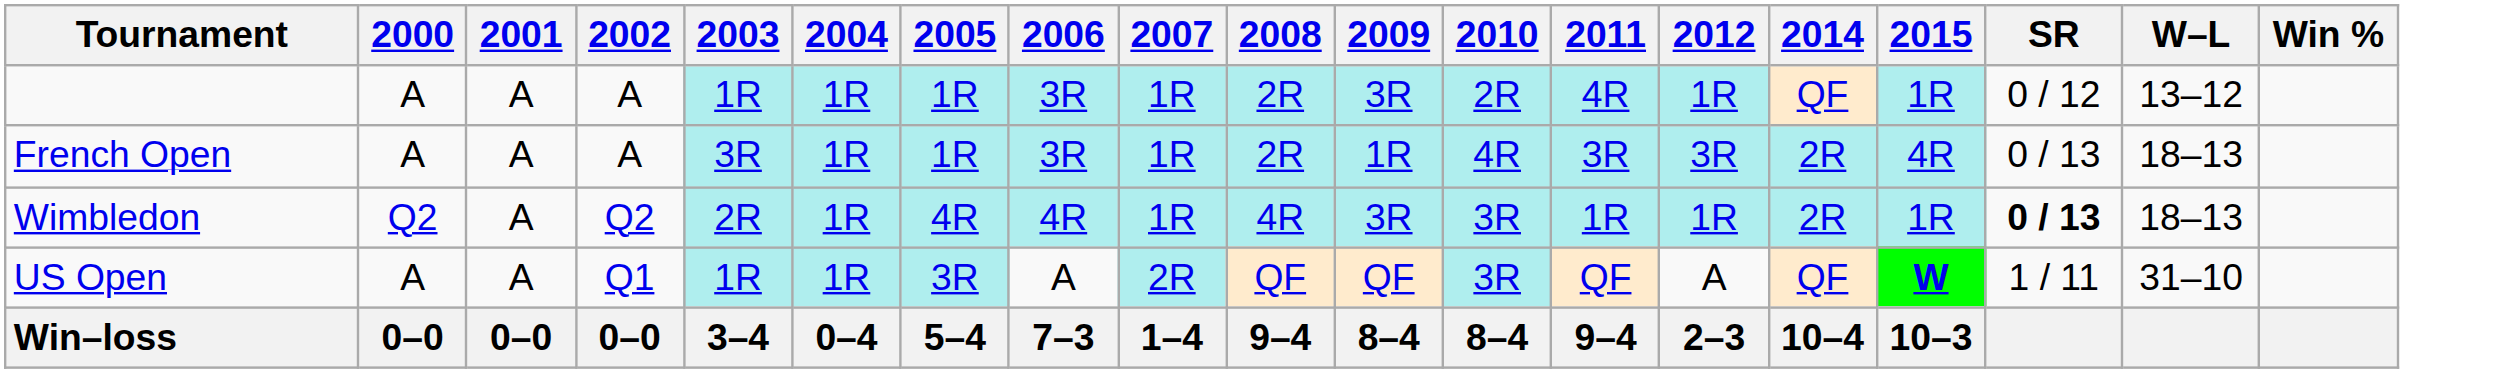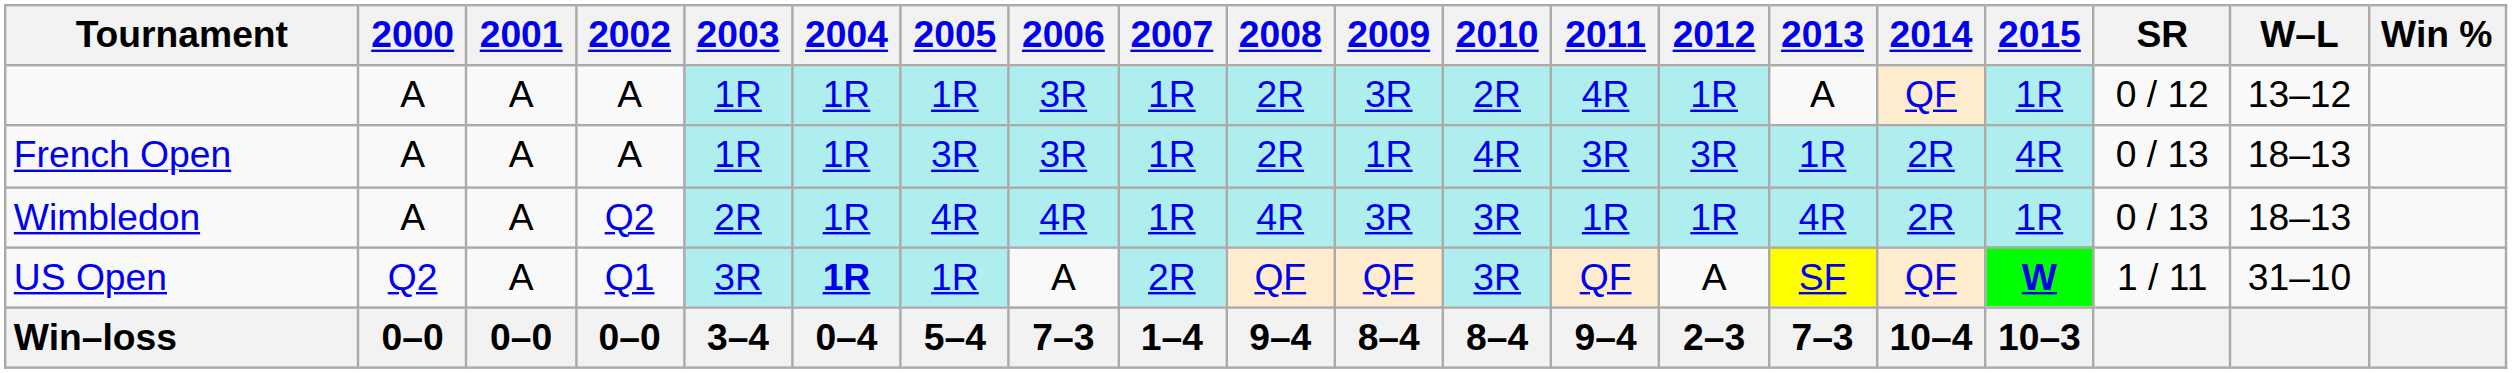+ column: (1823, 34)
(738, 155) 3R -> (738, 155) 1R
(955, 155) 1R -> (955, 155) 3R
(413, 215) Q2 -> (413, 215) A
(2054, 215) bold -> (2162, 215) normal
(413, 276) A -> (413, 276) Q2
(738, 276) 1R -> (738, 276) 3R
(846, 276) normal -> (846, 276) bold
(955, 276) 3R -> (955, 276) 1R
